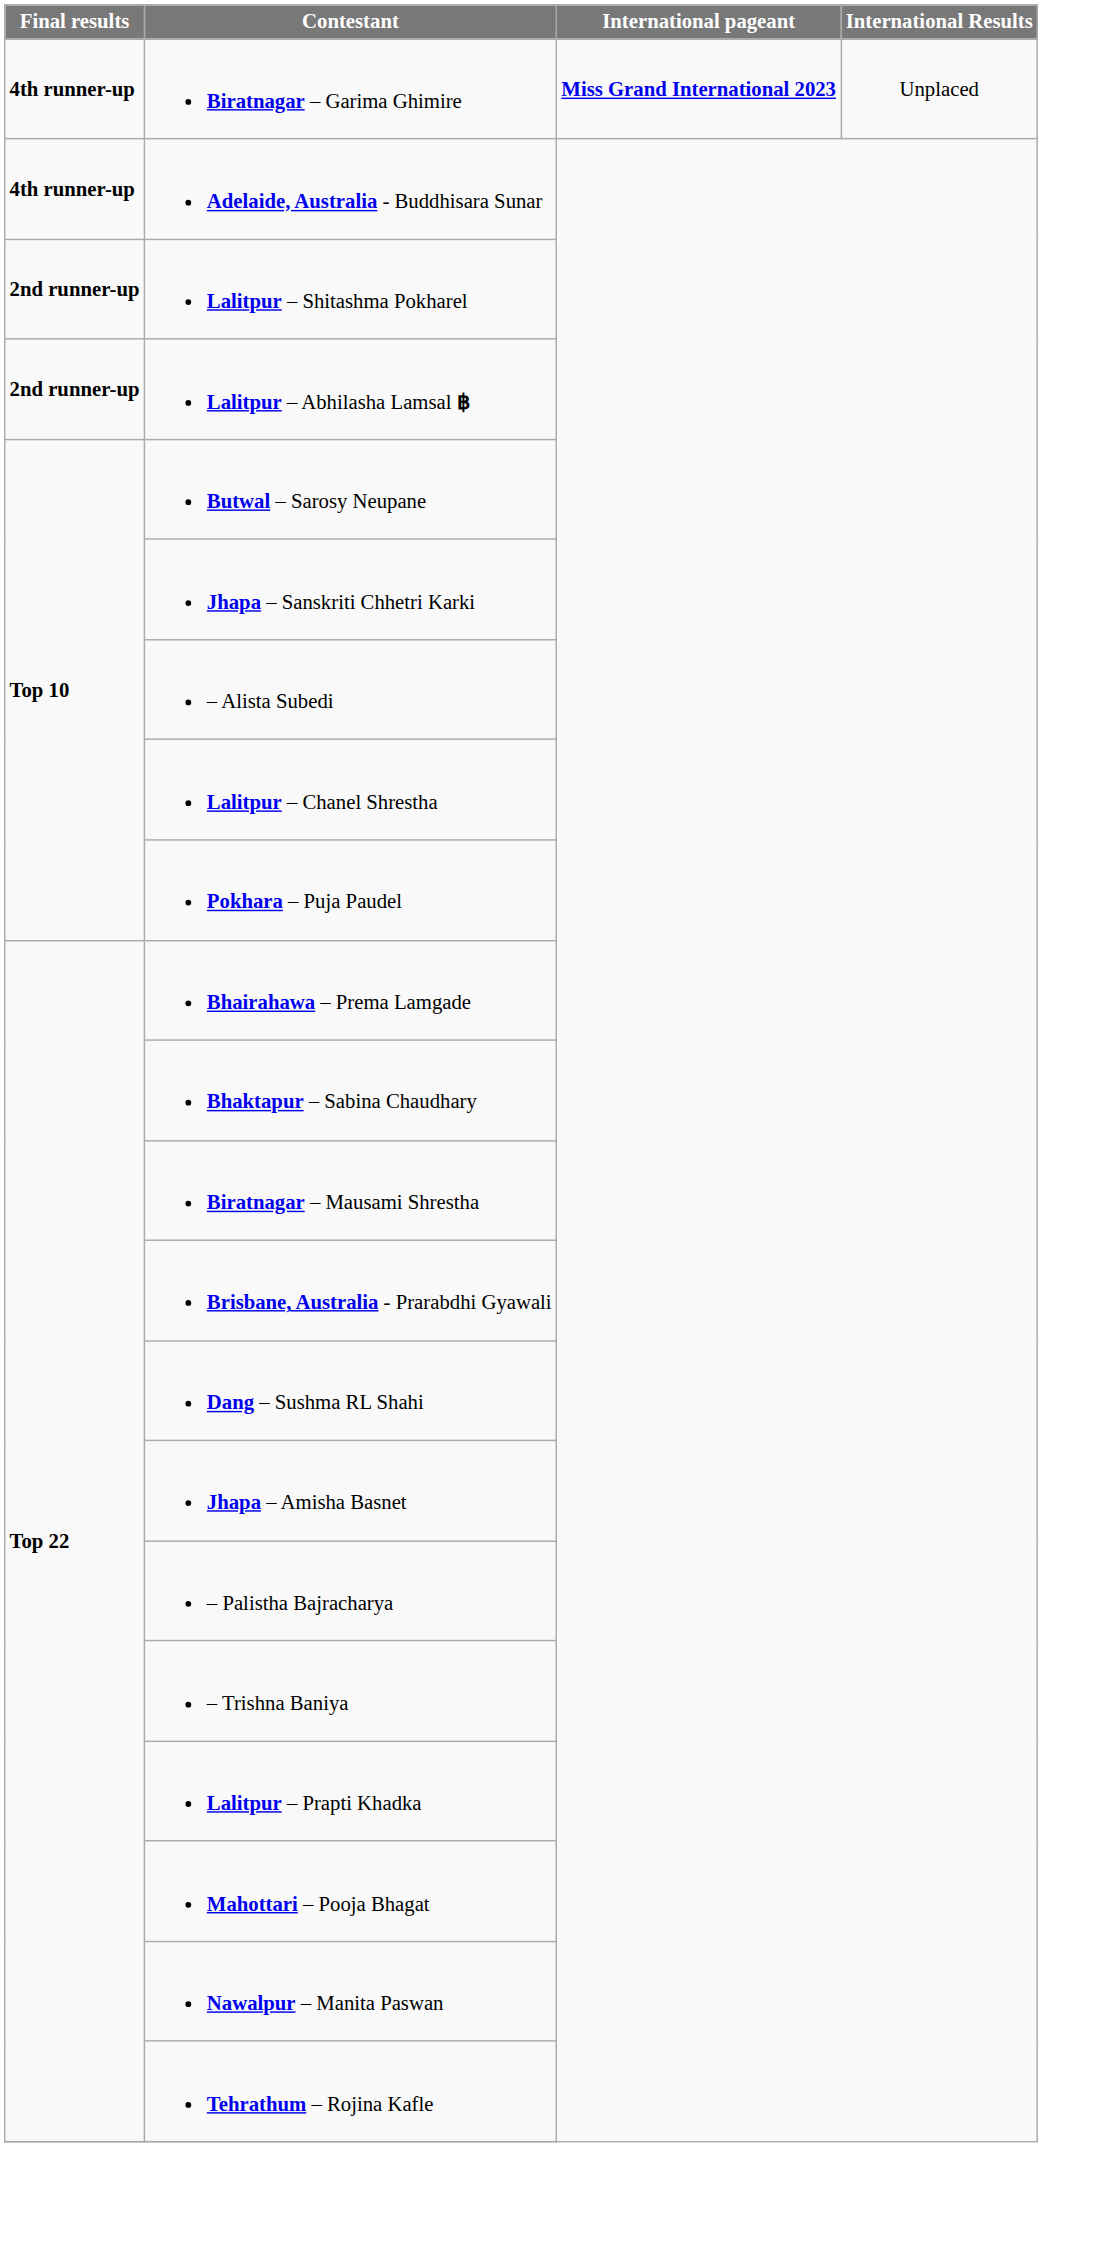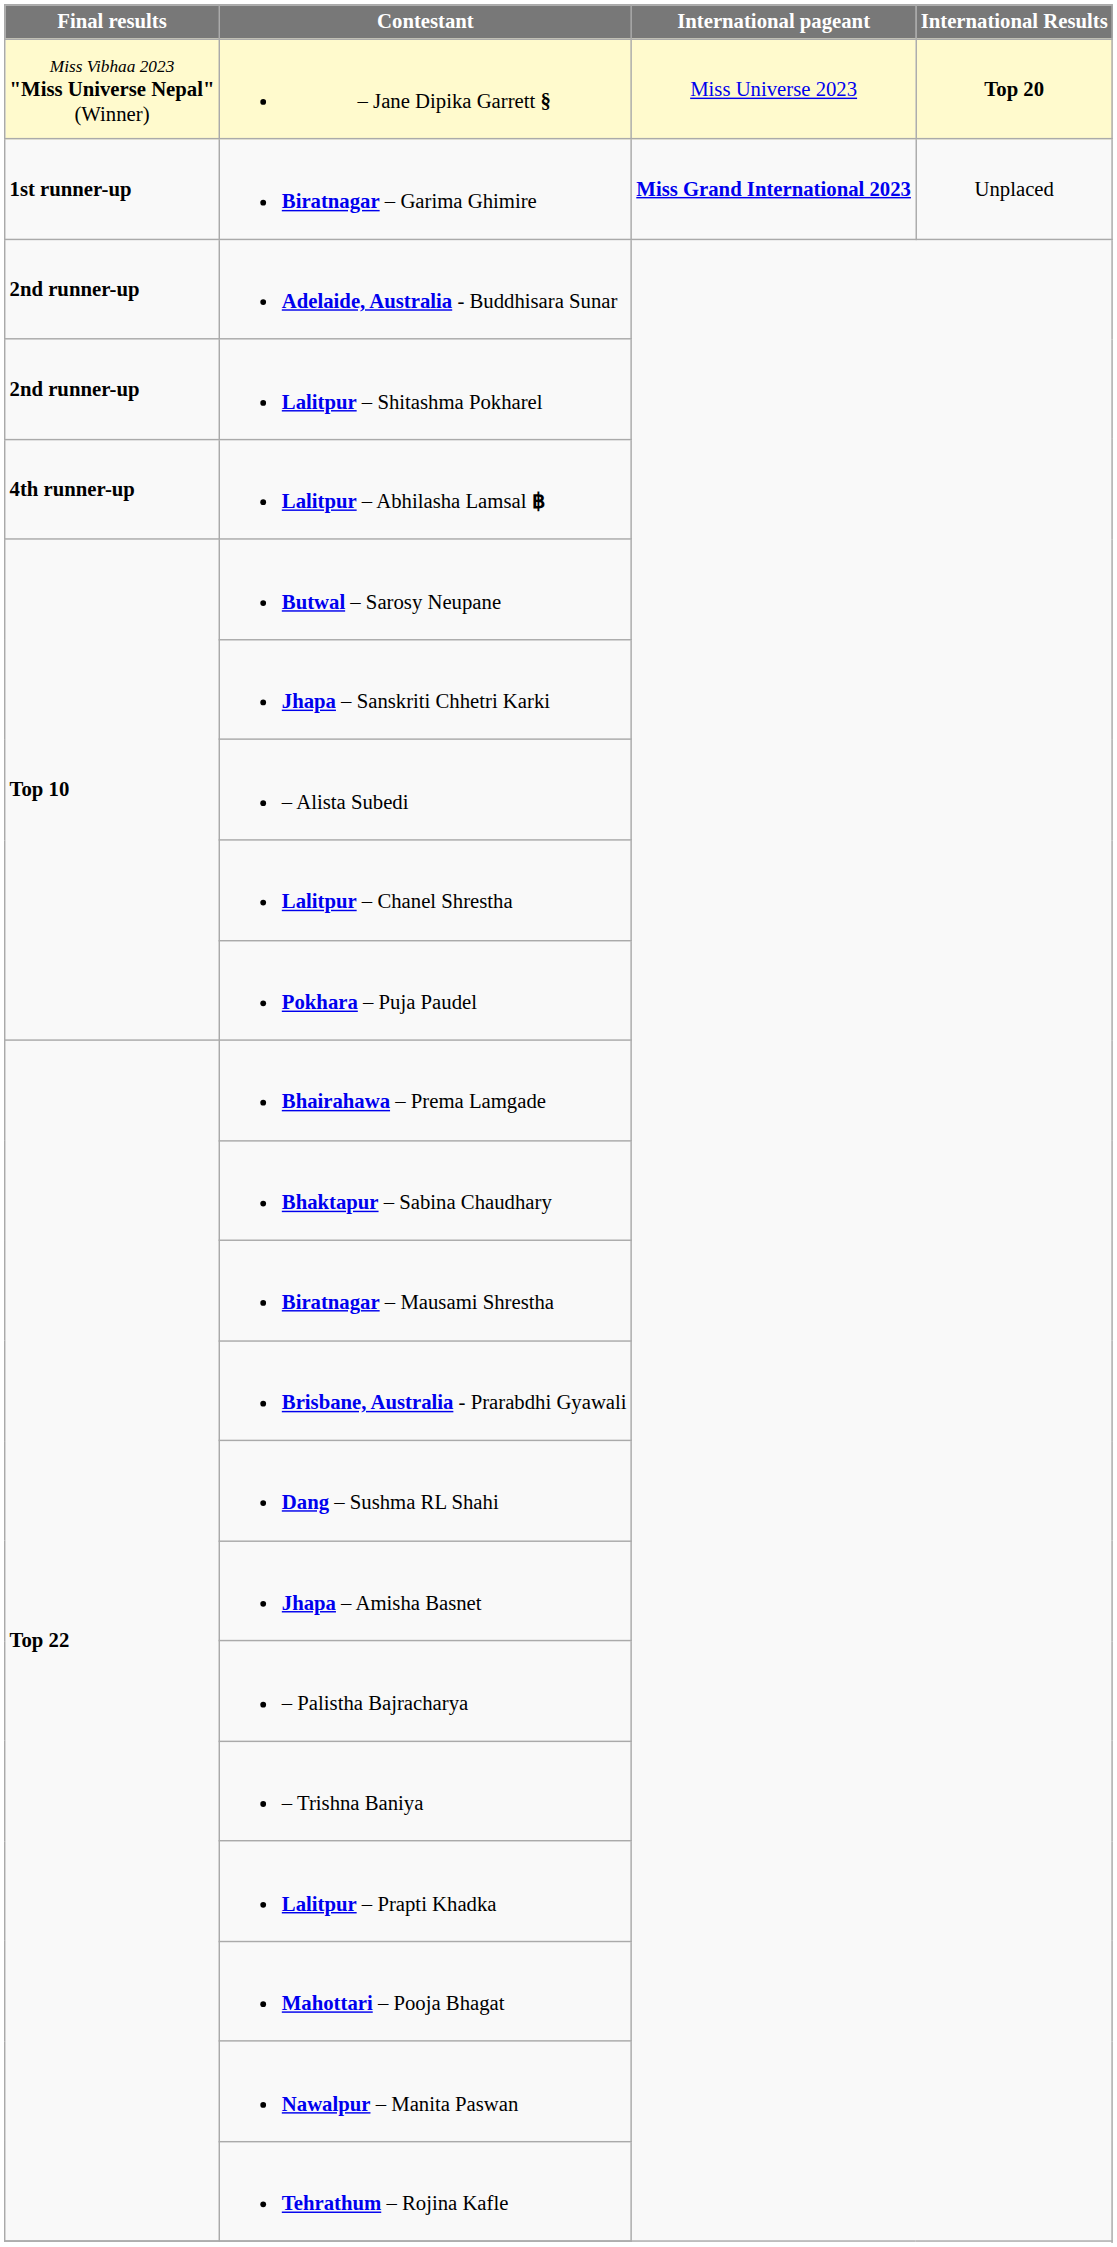+ row: (425, 102)
(72, 89) 4th runner-up -> (71, 189) 1st runner-up
(72, 189) 4th runner-up -> (75, 289) 2nd runner-up
(75, 389) 2nd runner-up -> (72, 489) 4th runner-up
